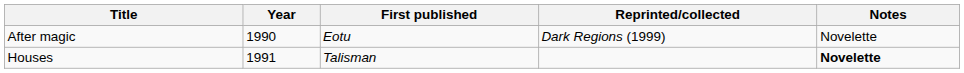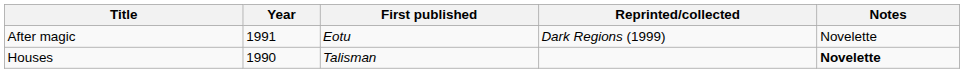(261, 36) 1990 -> (261, 36) 1991
(261, 57) 1991 -> (261, 57) 1990
